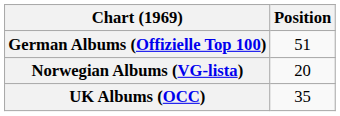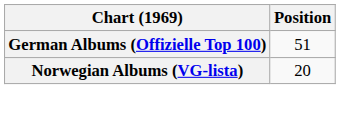- row: (137, 96)
